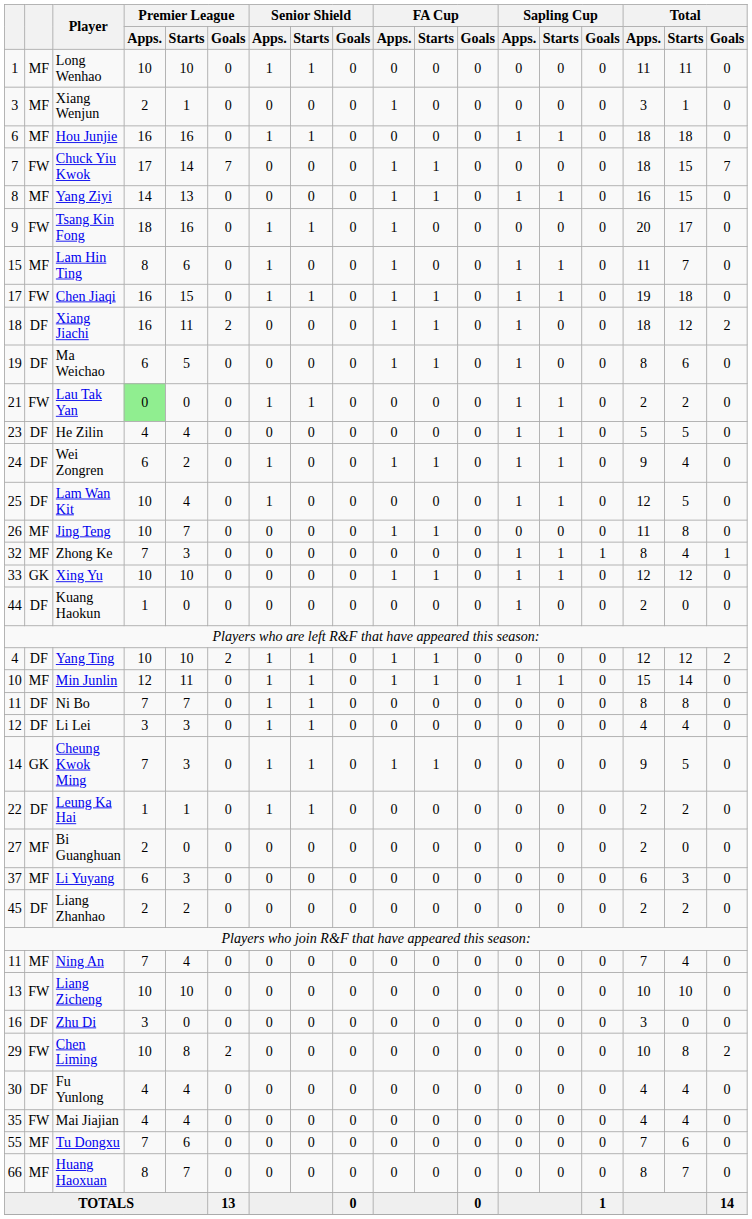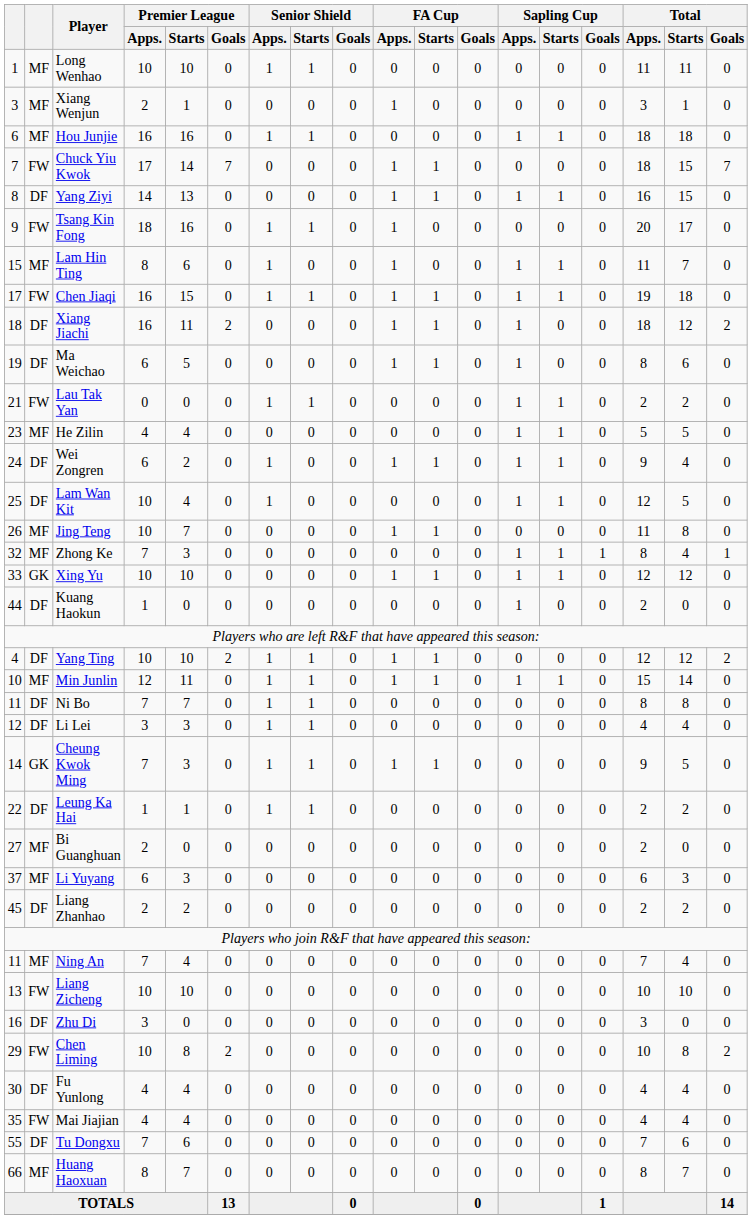(39, 197) MF -> (39, 197) DF
(145, 402) lightgreen background -> (145, 402) no background
(39, 432) DF -> (39, 432) MF
(39, 1142) MF -> (39, 1142) DF
